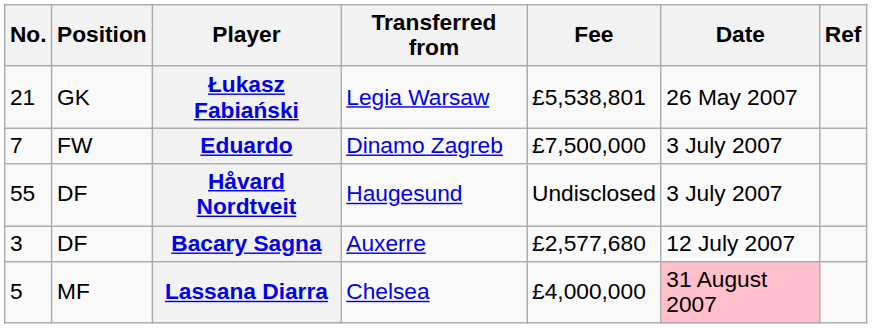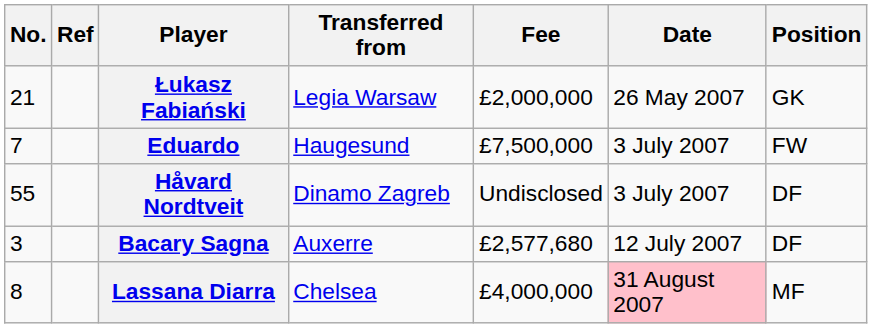columns swapped: (102, 35) <-> (843, 35)
(589, 96) £5,538,801 -> (536, 96) £2,000,000
(425, 145) Dinamo Zagreb -> (351, 145) Haugesund
(404, 194) Haugesund -> (372, 194) Dinamo Zagreb
(16, 292) 5 -> (16, 292) 8
